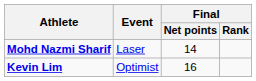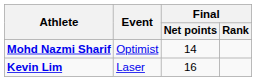(131, 49) Laser -> (137, 49) Optimist
(137, 67) Optimist -> (131, 67) Laser
